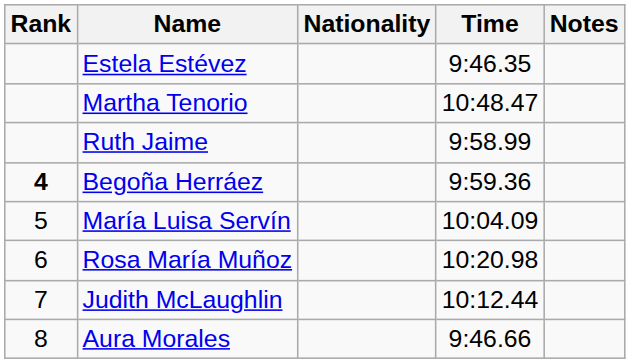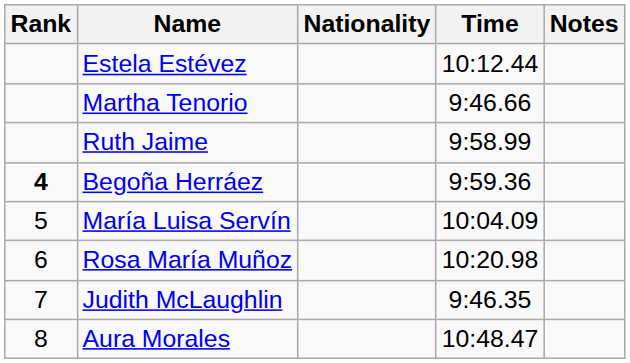(490, 63) 9:46.35 -> (490, 63) 10:12.44
(490, 102) 10:48.47 -> (490, 102) 9:46.66
(490, 299) 10:12.44 -> (490, 299) 9:46.35
(490, 338) 9:46.66 -> (490, 338) 10:48.47
